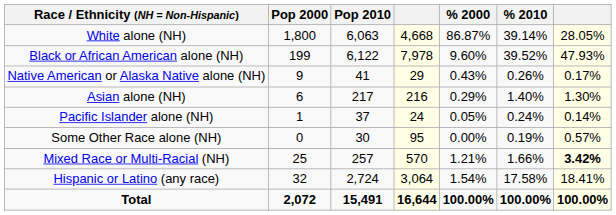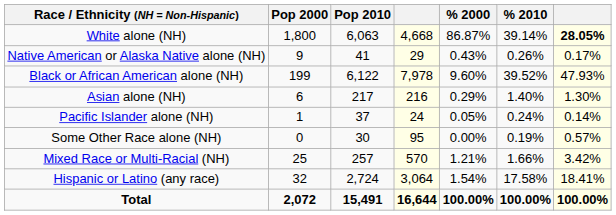(583, 35) normal -> (583, 35) bold
rows swapped: (136, 55) <-> (136, 76)
(583, 158) bold -> (583, 158) normal
